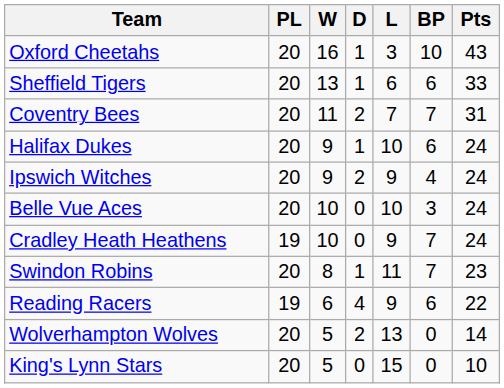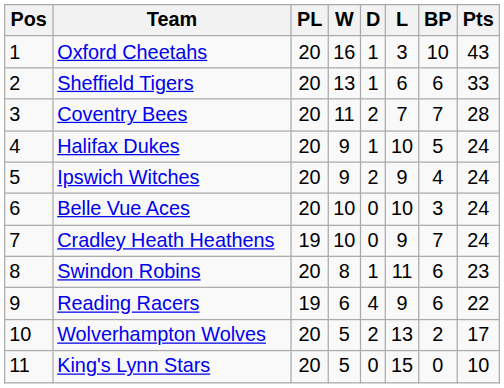+ column: (29, 20)
(476, 114) 31 -> (478, 114) 28
(431, 146) 6 -> (438, 146) 5
(431, 271) 7 -> (438, 271) 6
(431, 334) 0 -> (438, 334) 2
(476, 334) 14 -> (478, 334) 17
